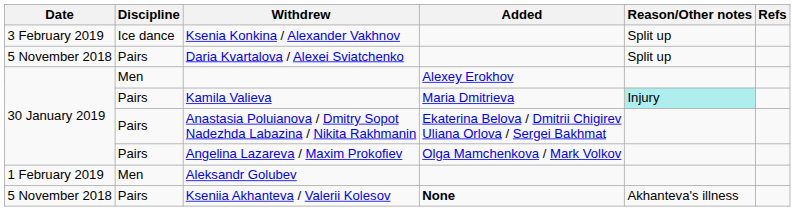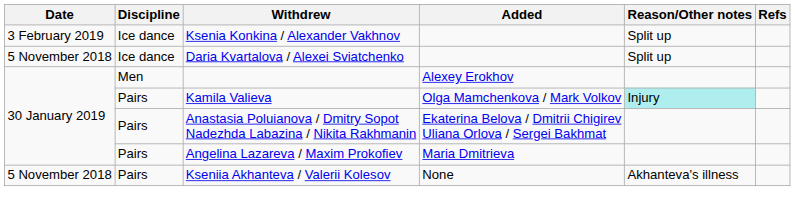(133, 56) Pairs -> (146, 56) Ice dance
(468, 98) Maria Dmitrieva -> (522, 98) Olga Mamchenkova / Mark Volkov
(522, 154) Olga Mamchenkova / Mark Volkov -> (468, 154) Maria Dmitrieva
- row: (241, 175)
(439, 196) bold -> (438, 175) normal
